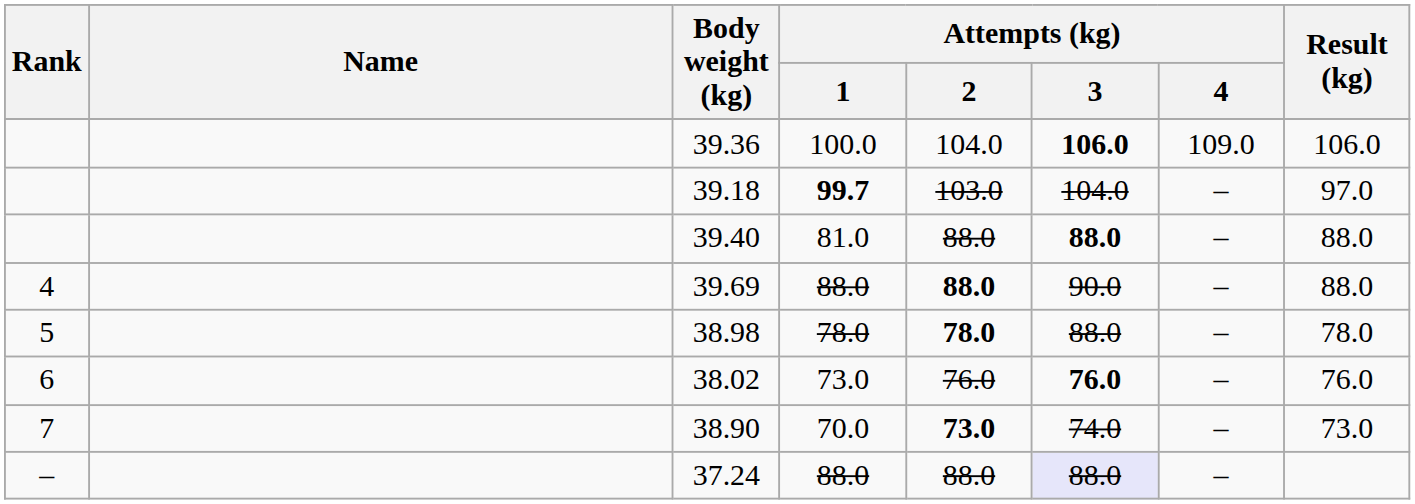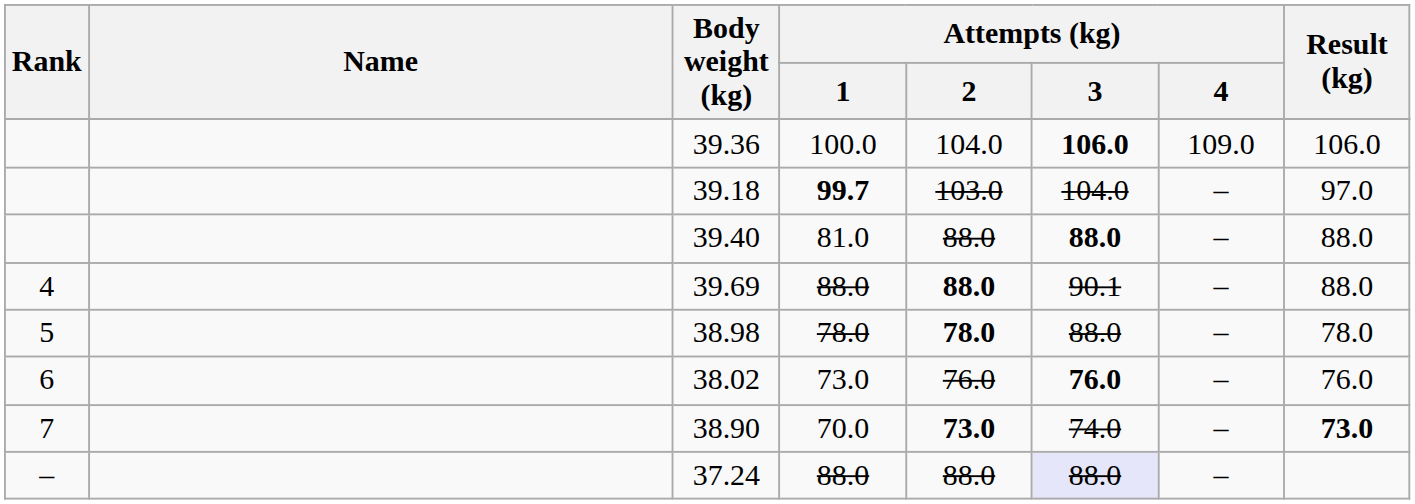(1095, 285) 90.0 -> (1095, 285) 90.1
(1347, 427) normal -> (1347, 427) bold
